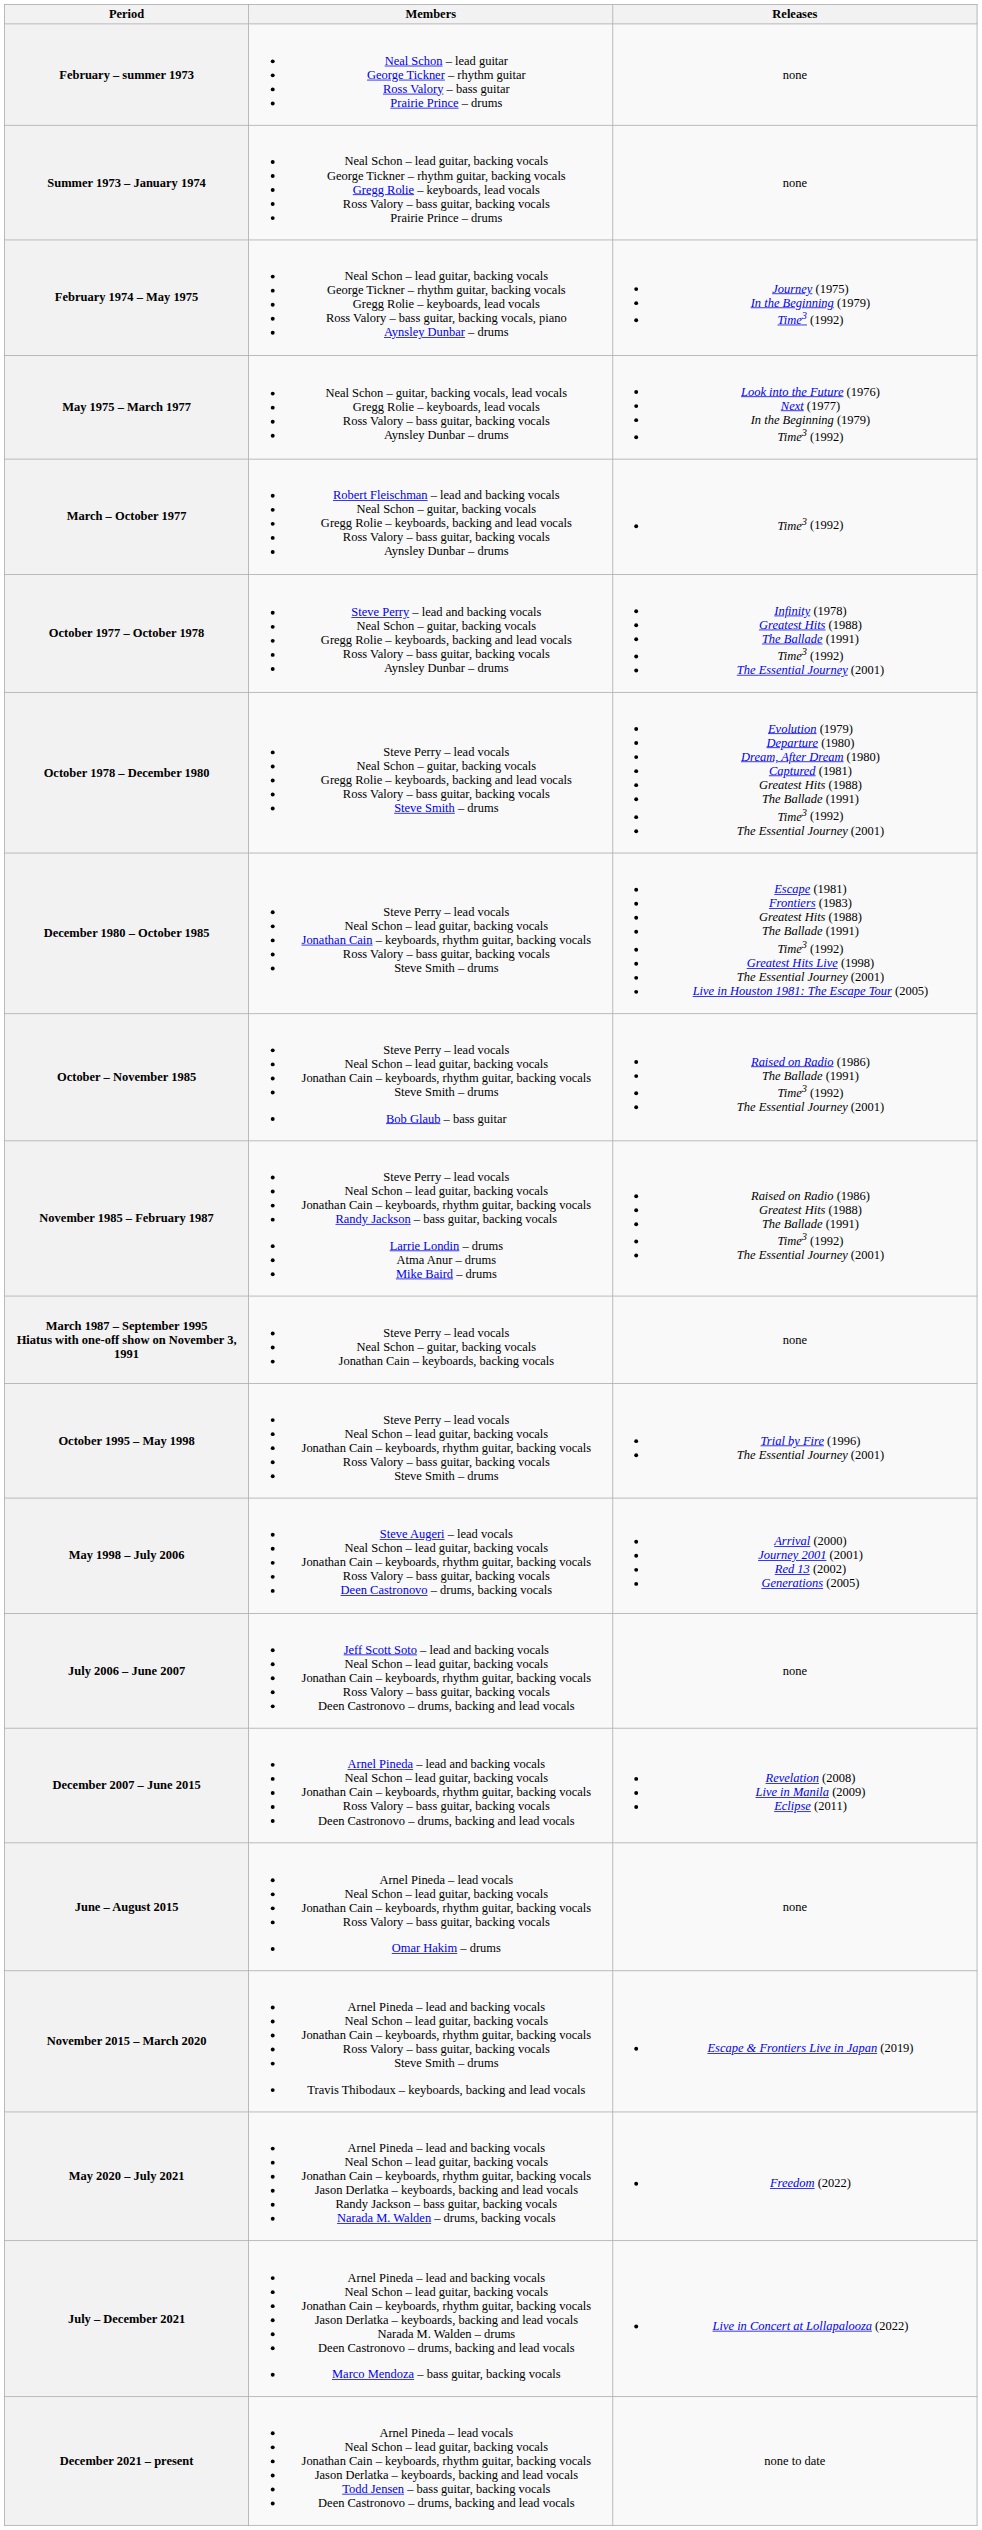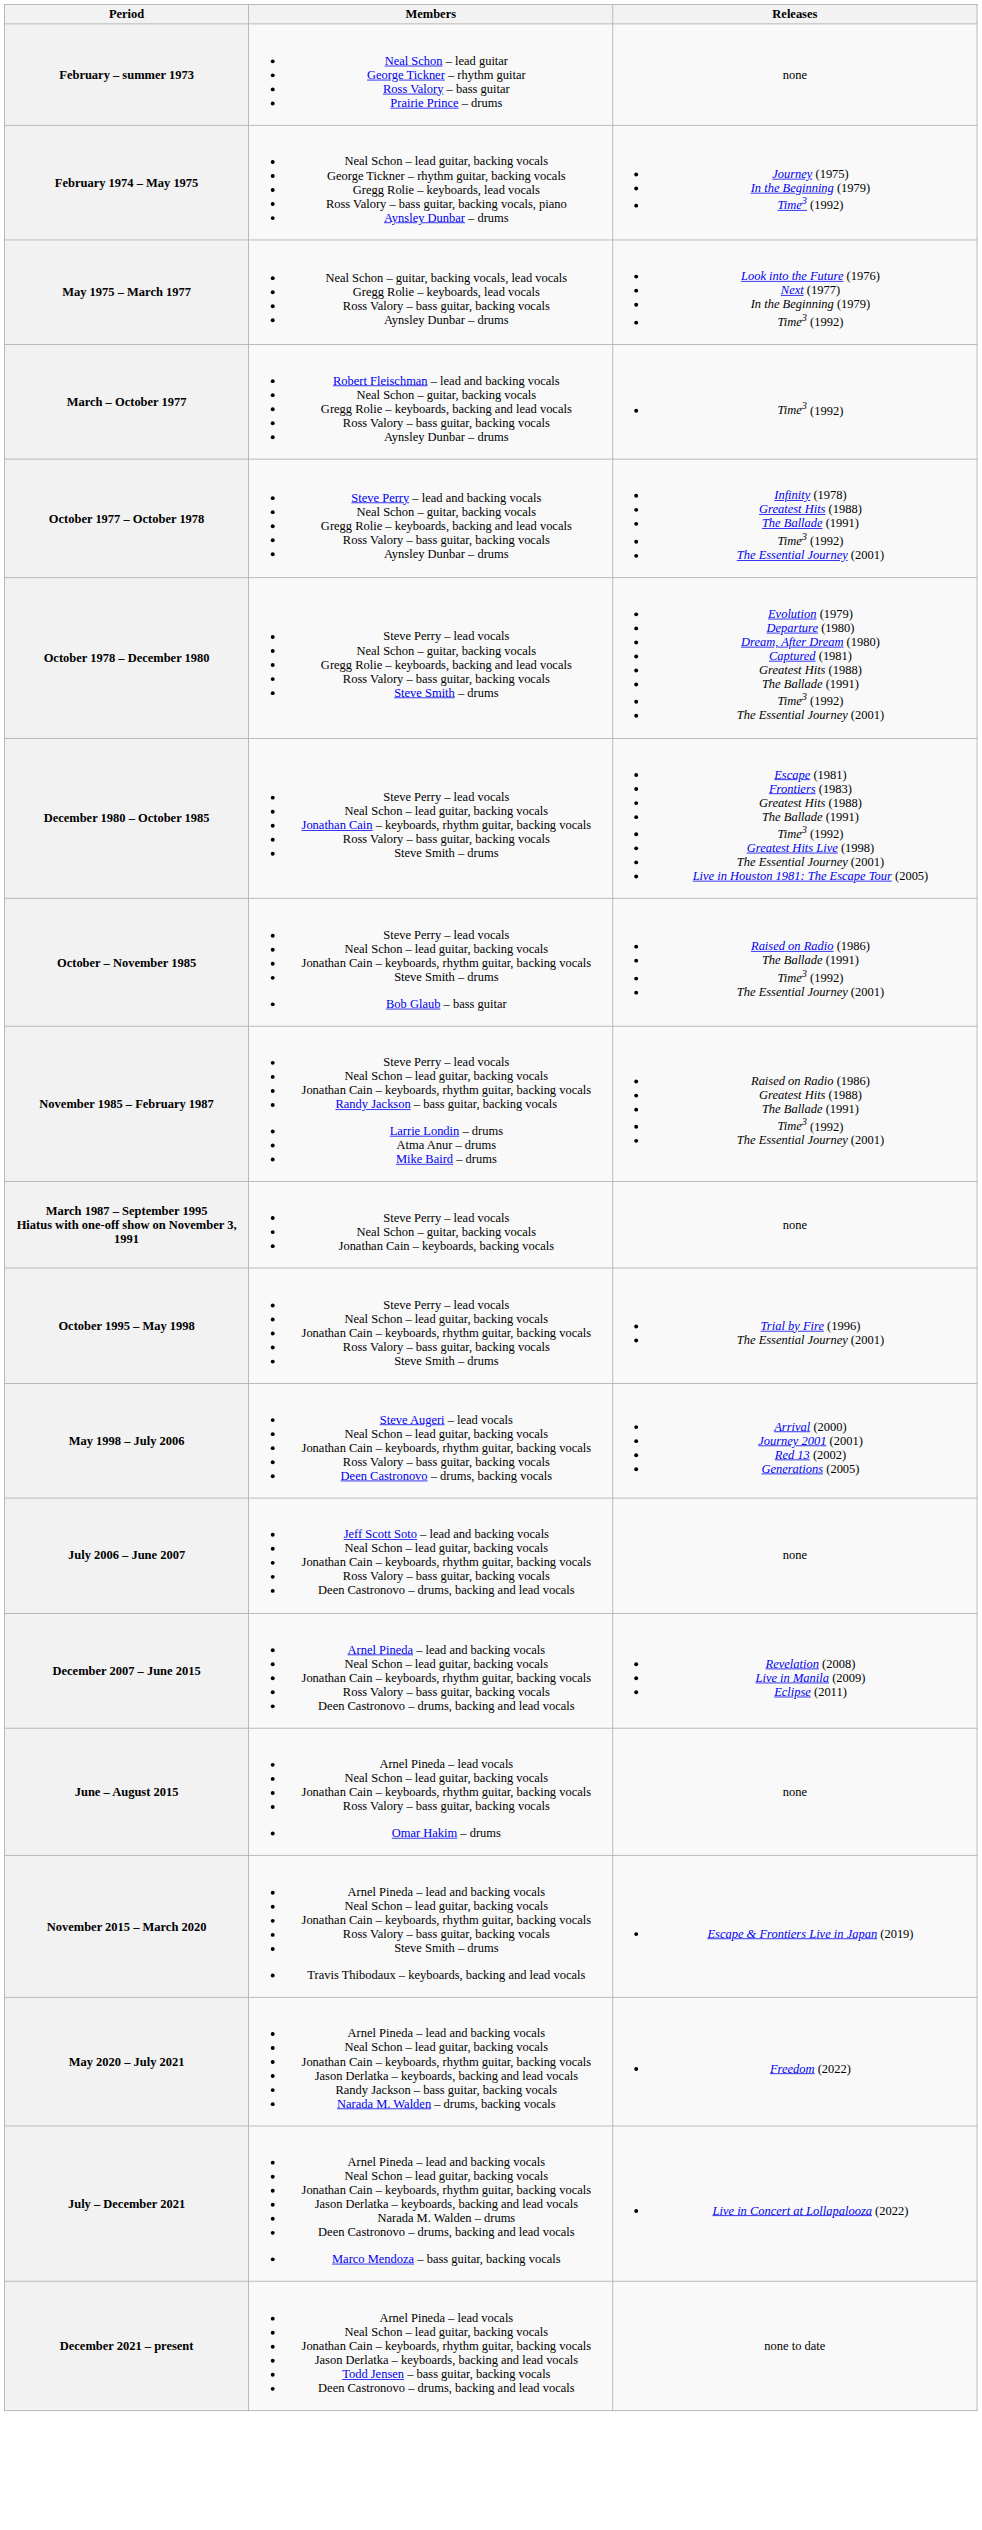- row: (127, 182)
